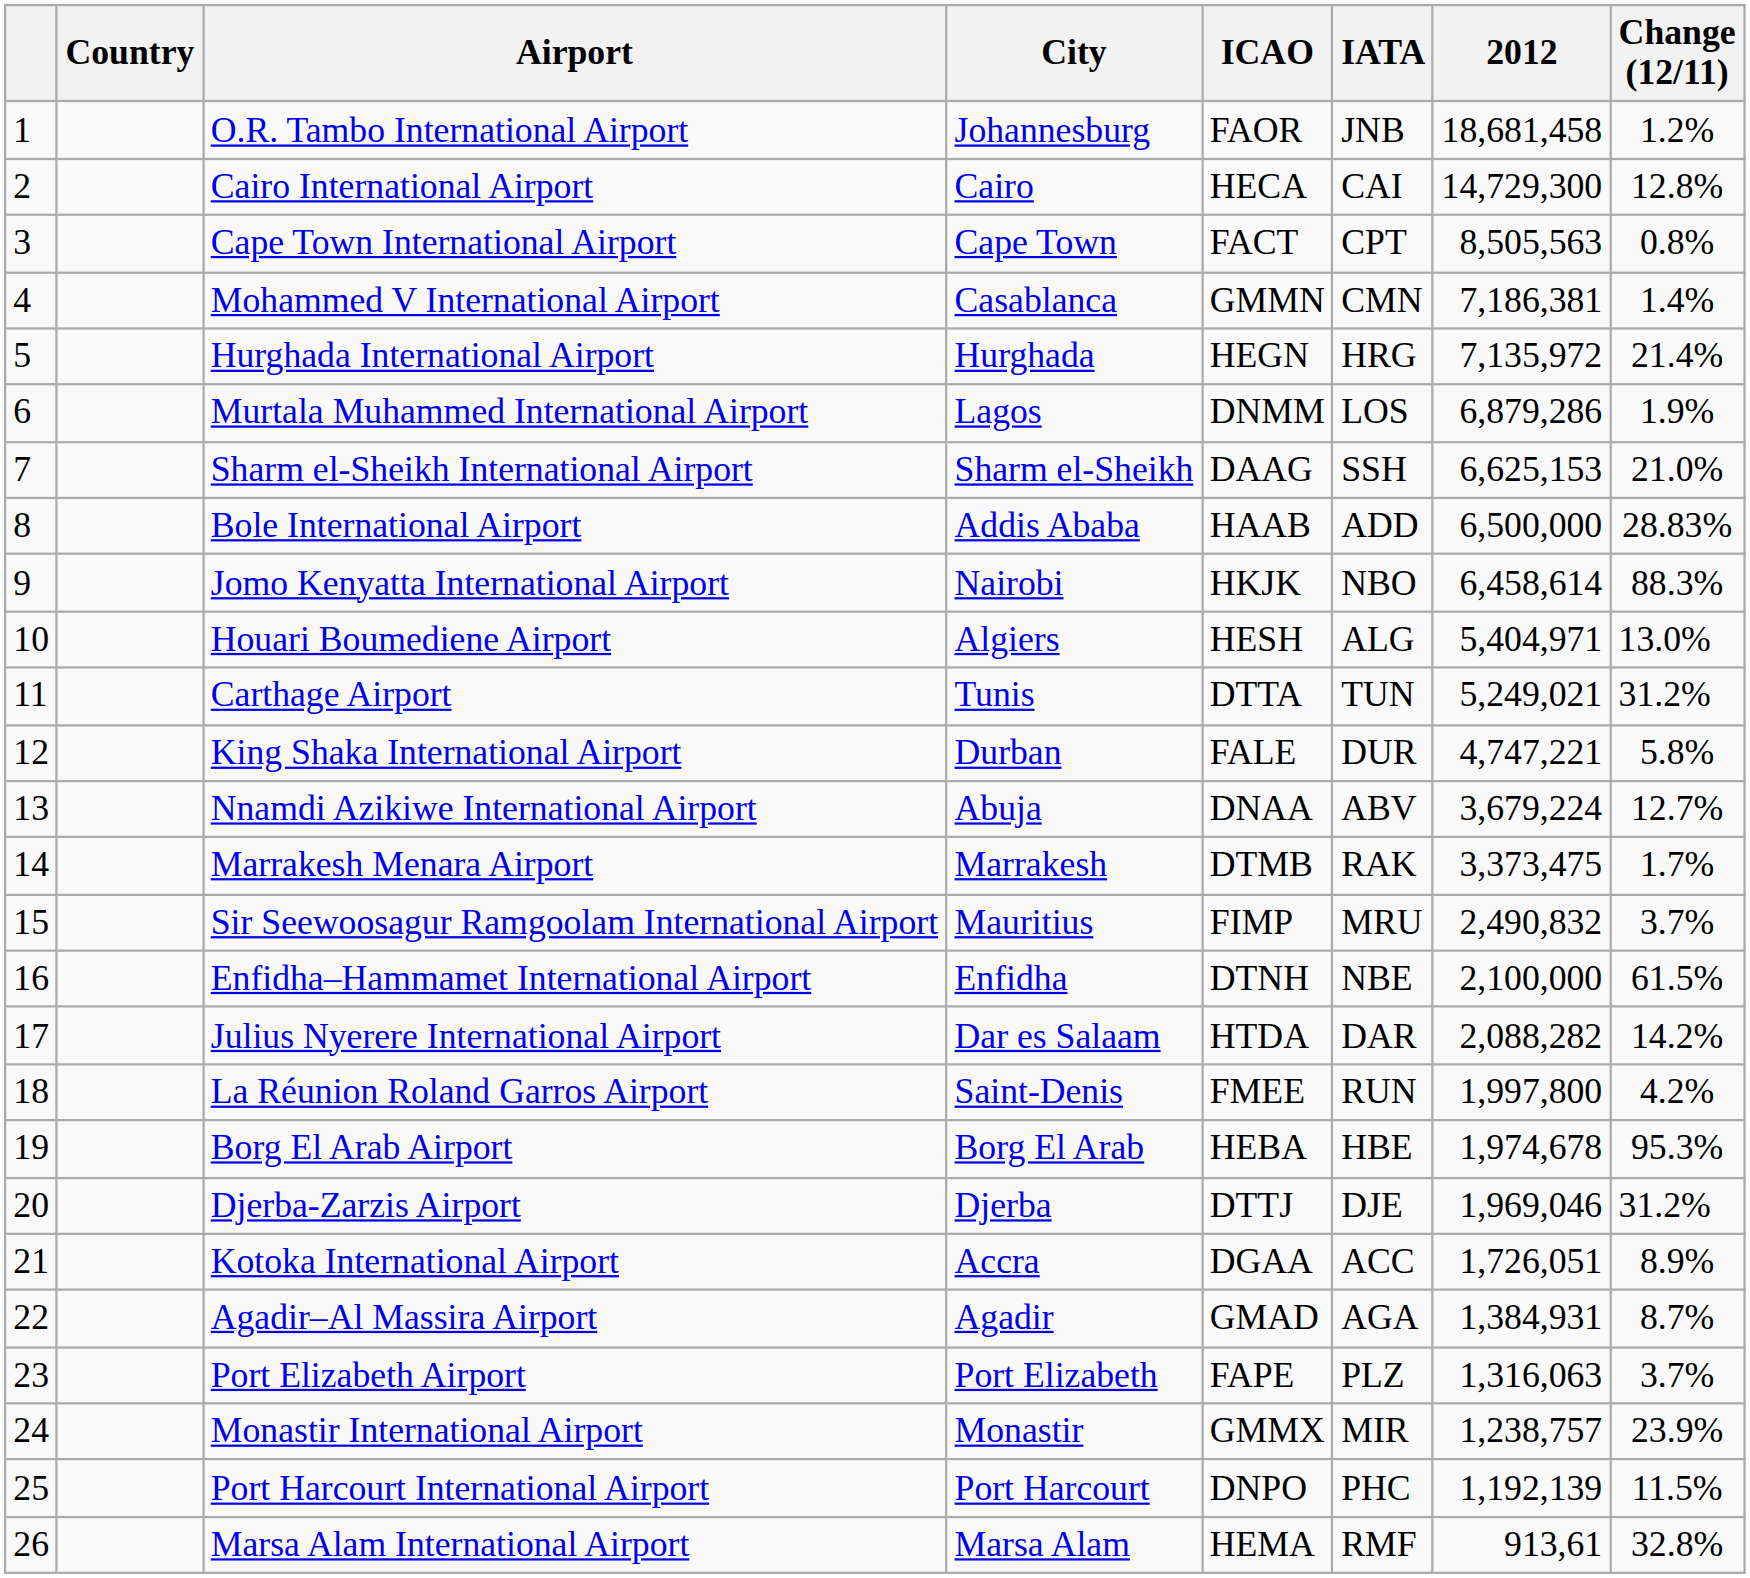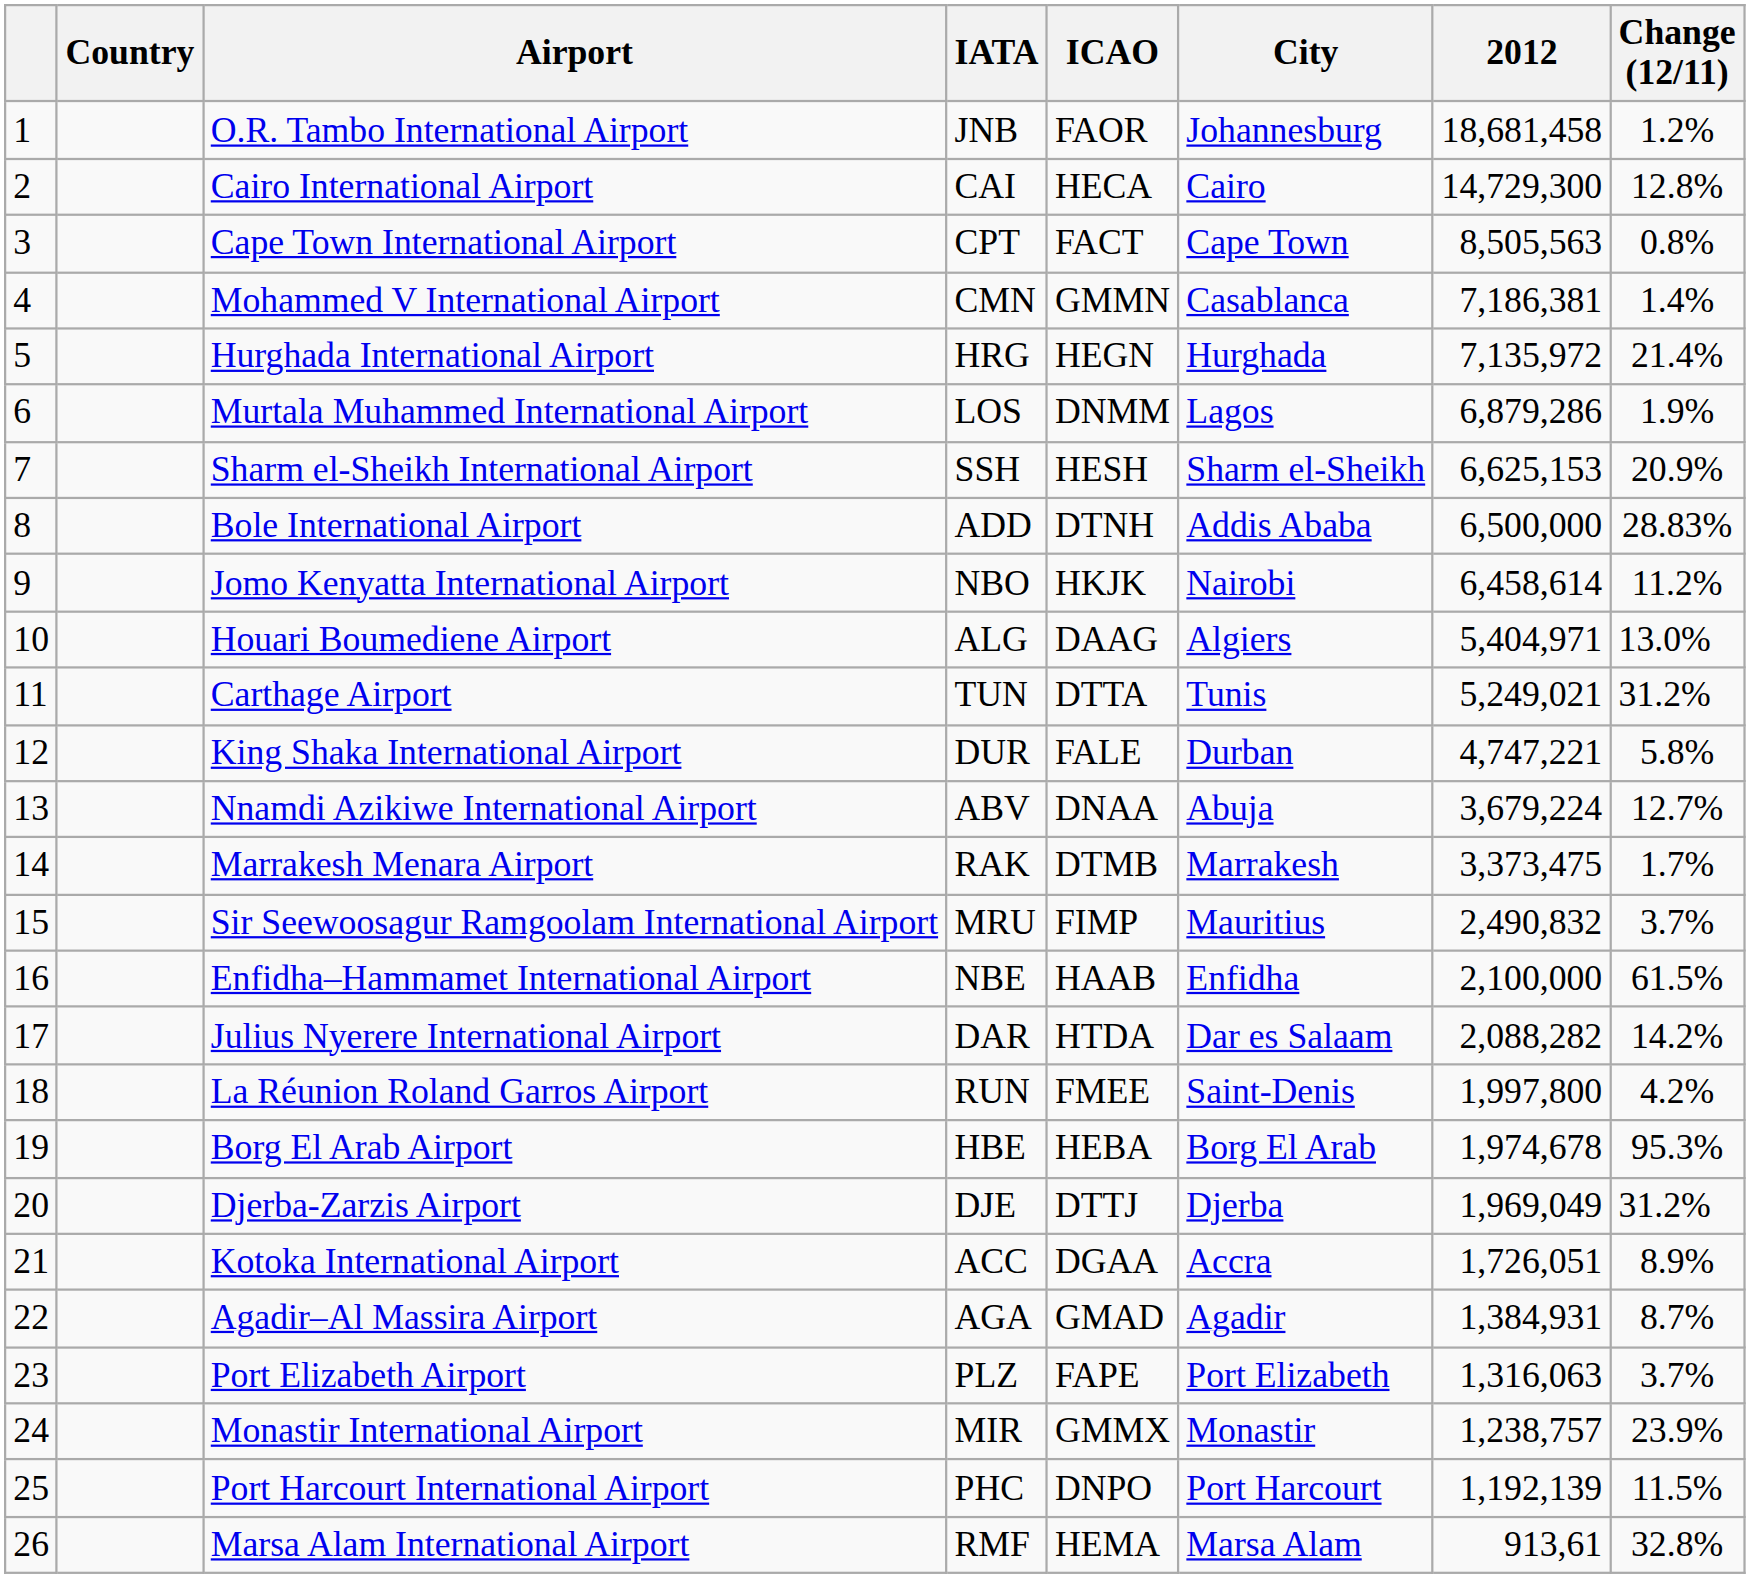columns swapped: (1383, 52) <-> (1074, 52)
(1261, 469) DAAG -> (1102, 469) HESH
(1677, 469) 21.0% -> (1677, 469) 20.9%
(1260, 525) HAAB -> (1104, 525) DTNH
(1677, 582) 88.3% -> (1677, 582) 11.2%
(1256, 638) HESH -> (1106, 638) DAAG
(1259, 978) DTNH -> (1105, 978) HAAB
(1531, 1204) 1,969,046 -> (1531, 1204) 1,969,049
